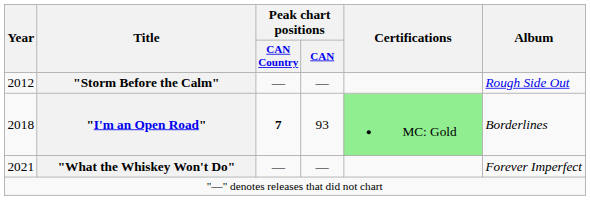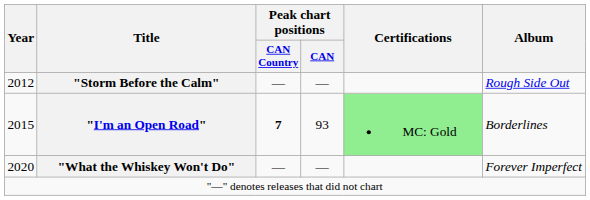(21, 124) 2018 -> (21, 124) 2015
(21, 166) 2021 -> (21, 166) 2020
